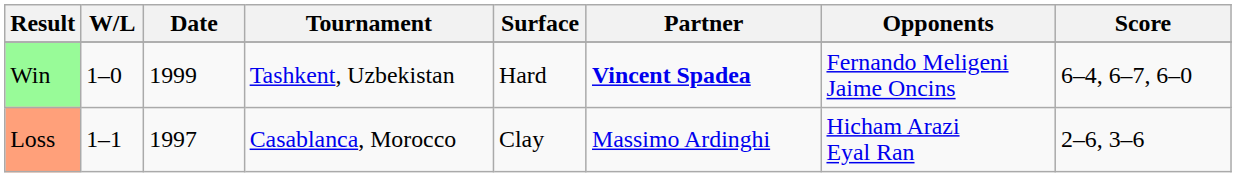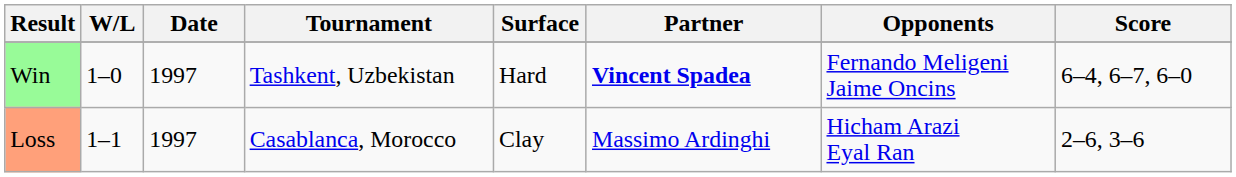(173, 74) 1999 -> (173, 74) 1997
